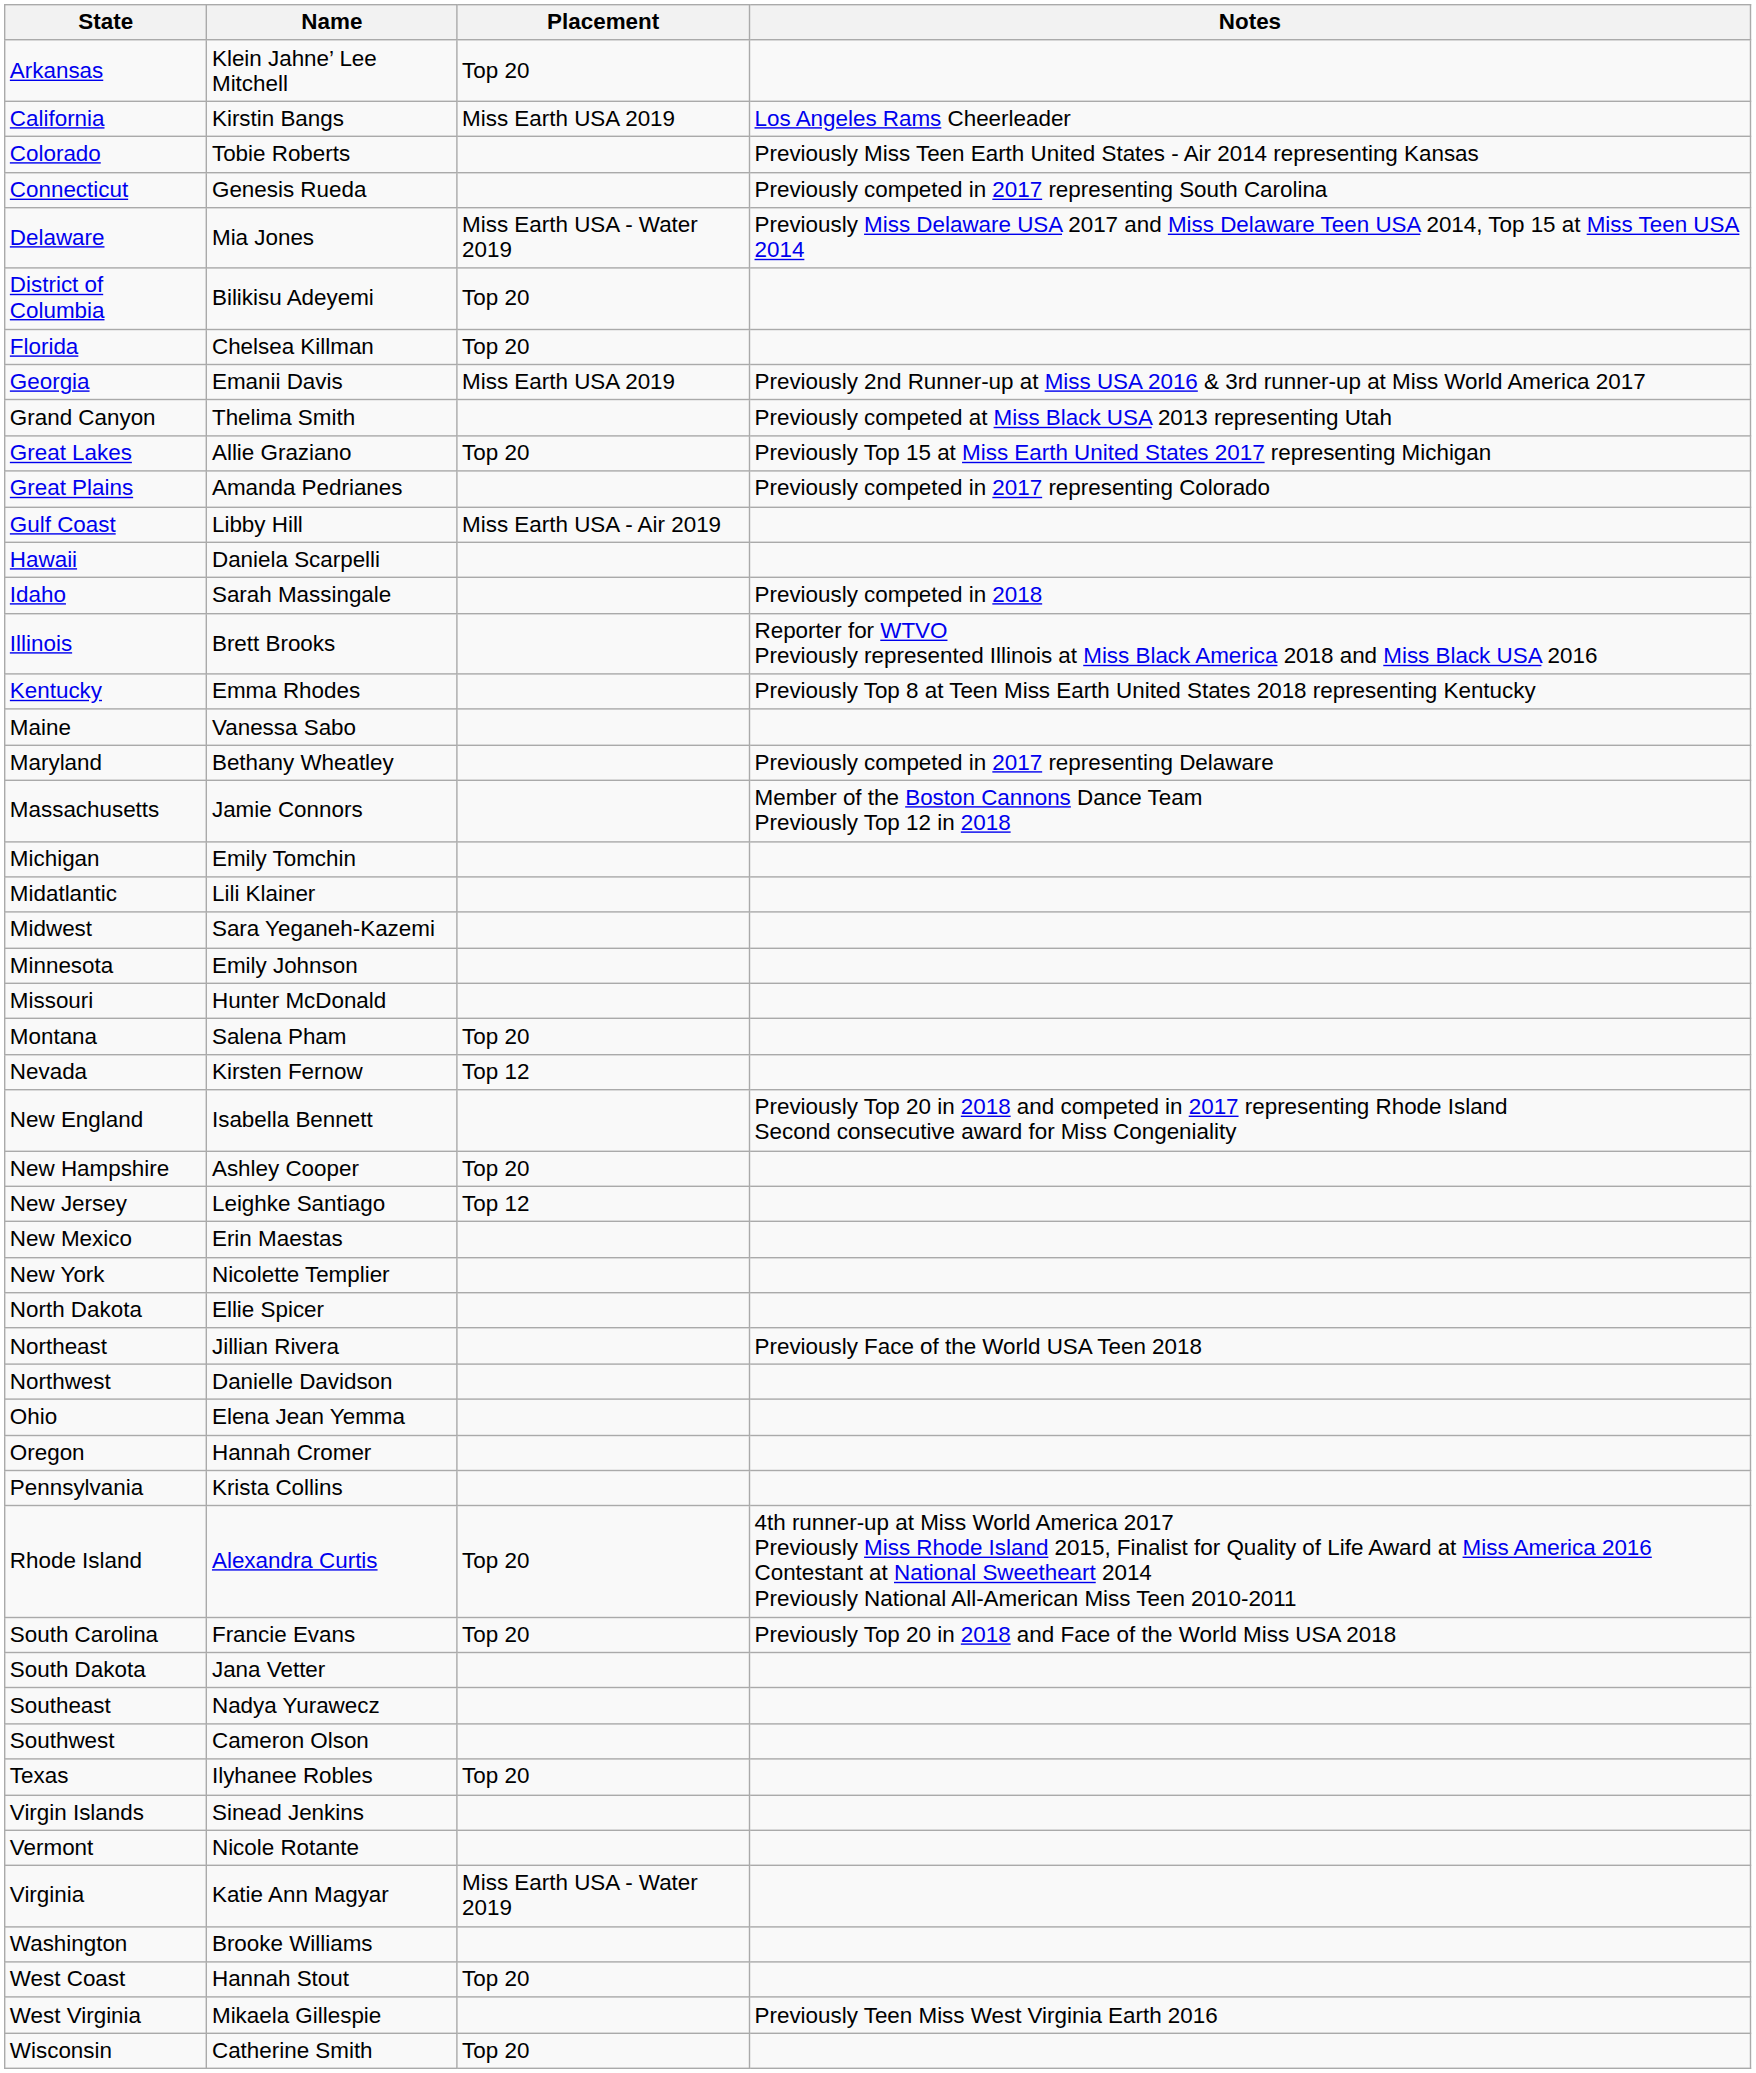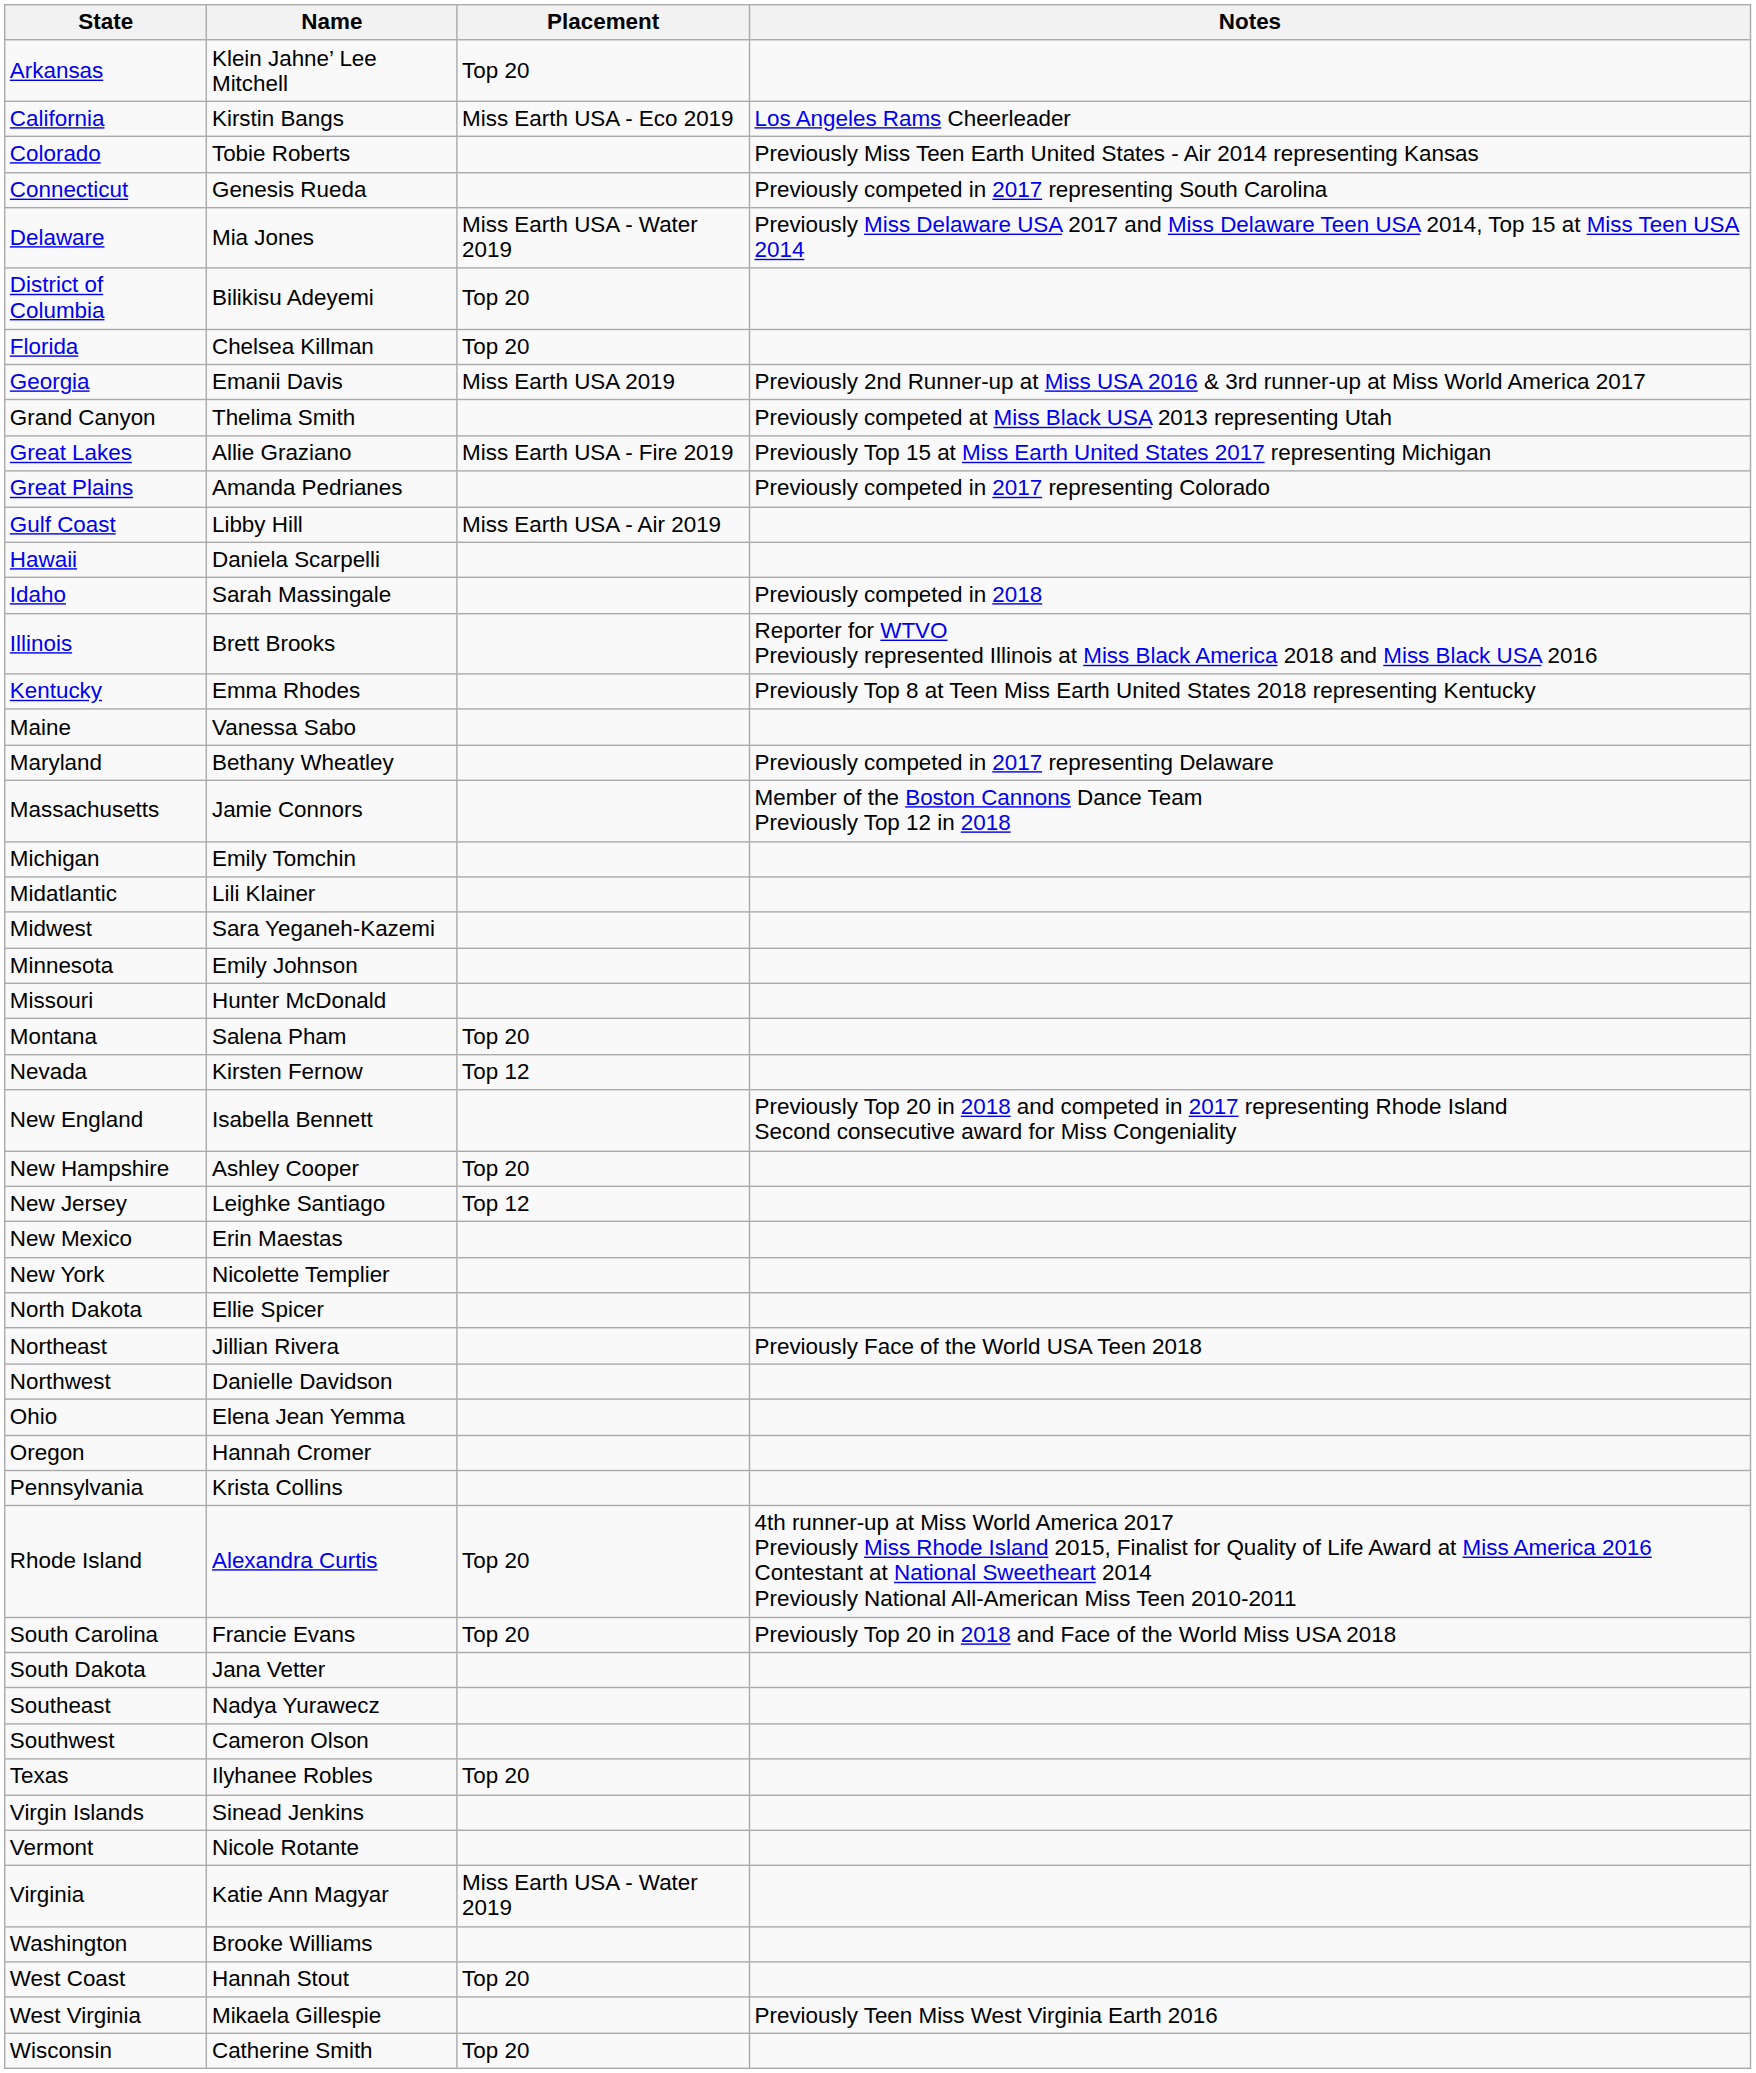(569, 118) Miss Earth USA 2019 -> (598, 118) Miss Earth USA - Eco 2019
(496, 453) Top 20 -> (598, 453) Miss Earth USA - Fire 2019
